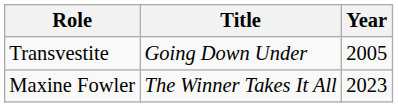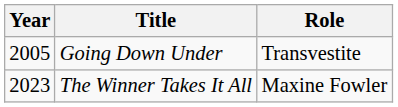columns swapped: (367, 20) <-> (72, 20)
